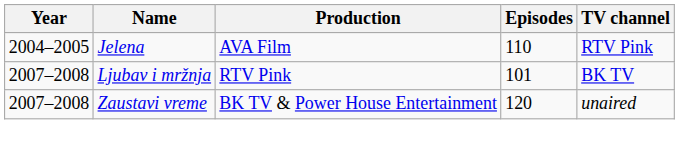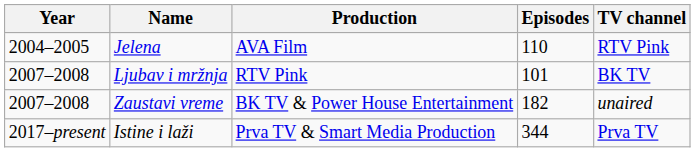(519, 103) 120 -> (535, 103) 182
+ row: (154, 132)
